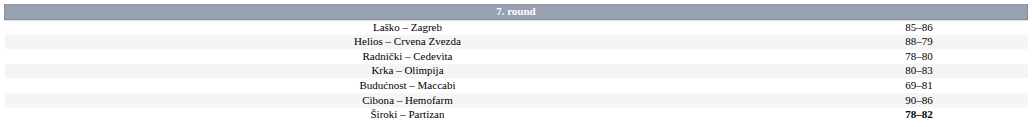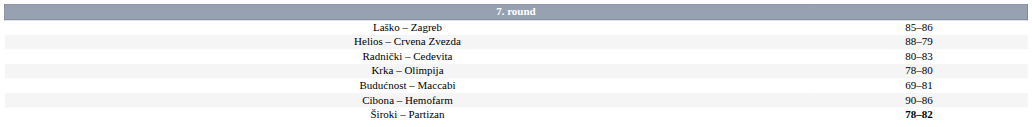(919, 56) 78–80 -> (919, 56) 80–83
(919, 71) 80–83 -> (919, 71) 78–80
